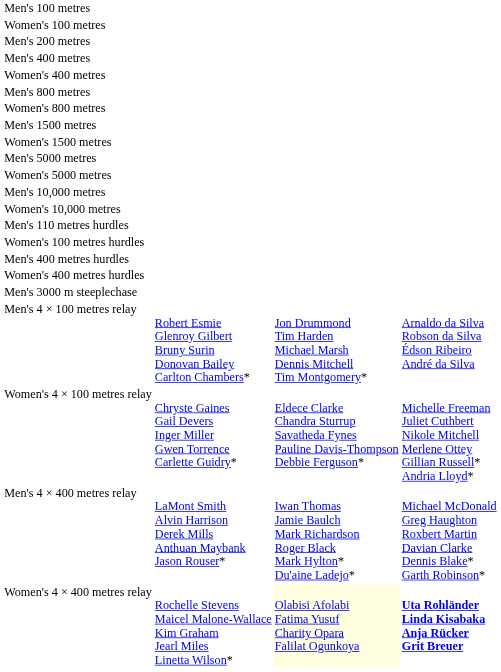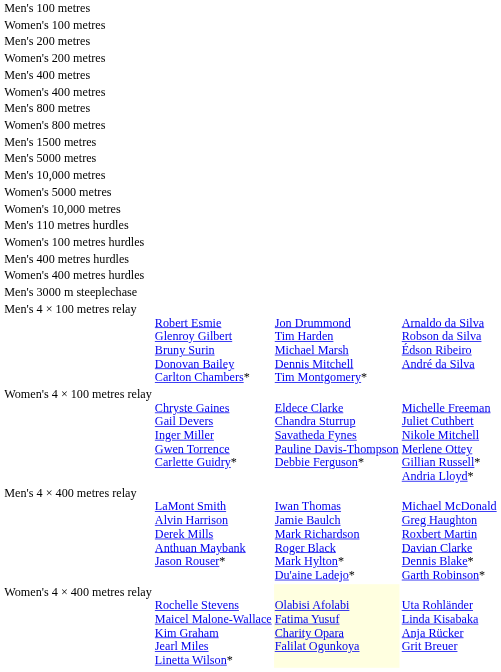+ row: (55, 58)
- row: (58, 141)
rows swapped: (58, 175) <-> (55, 192)
(443, 626) bold -> (440, 626) normal
